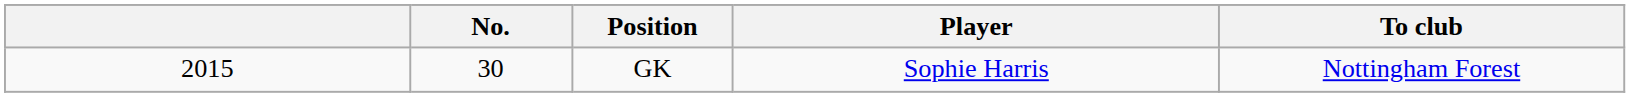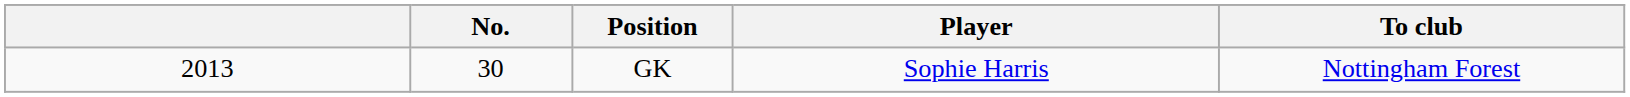(207, 69) 2015 -> (207, 69) 2013
